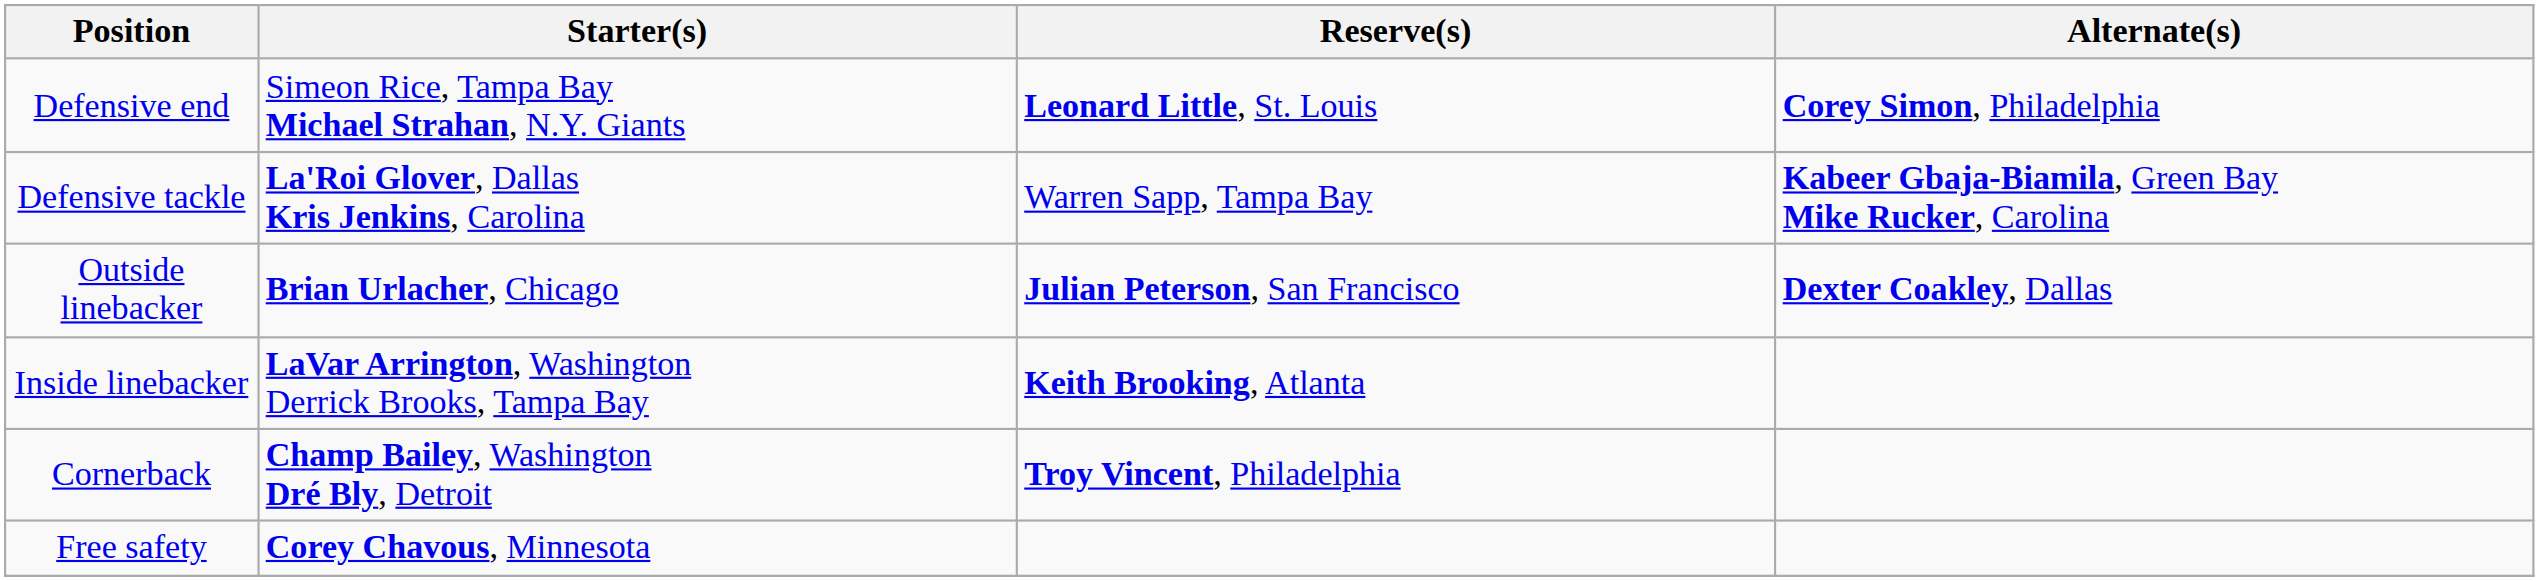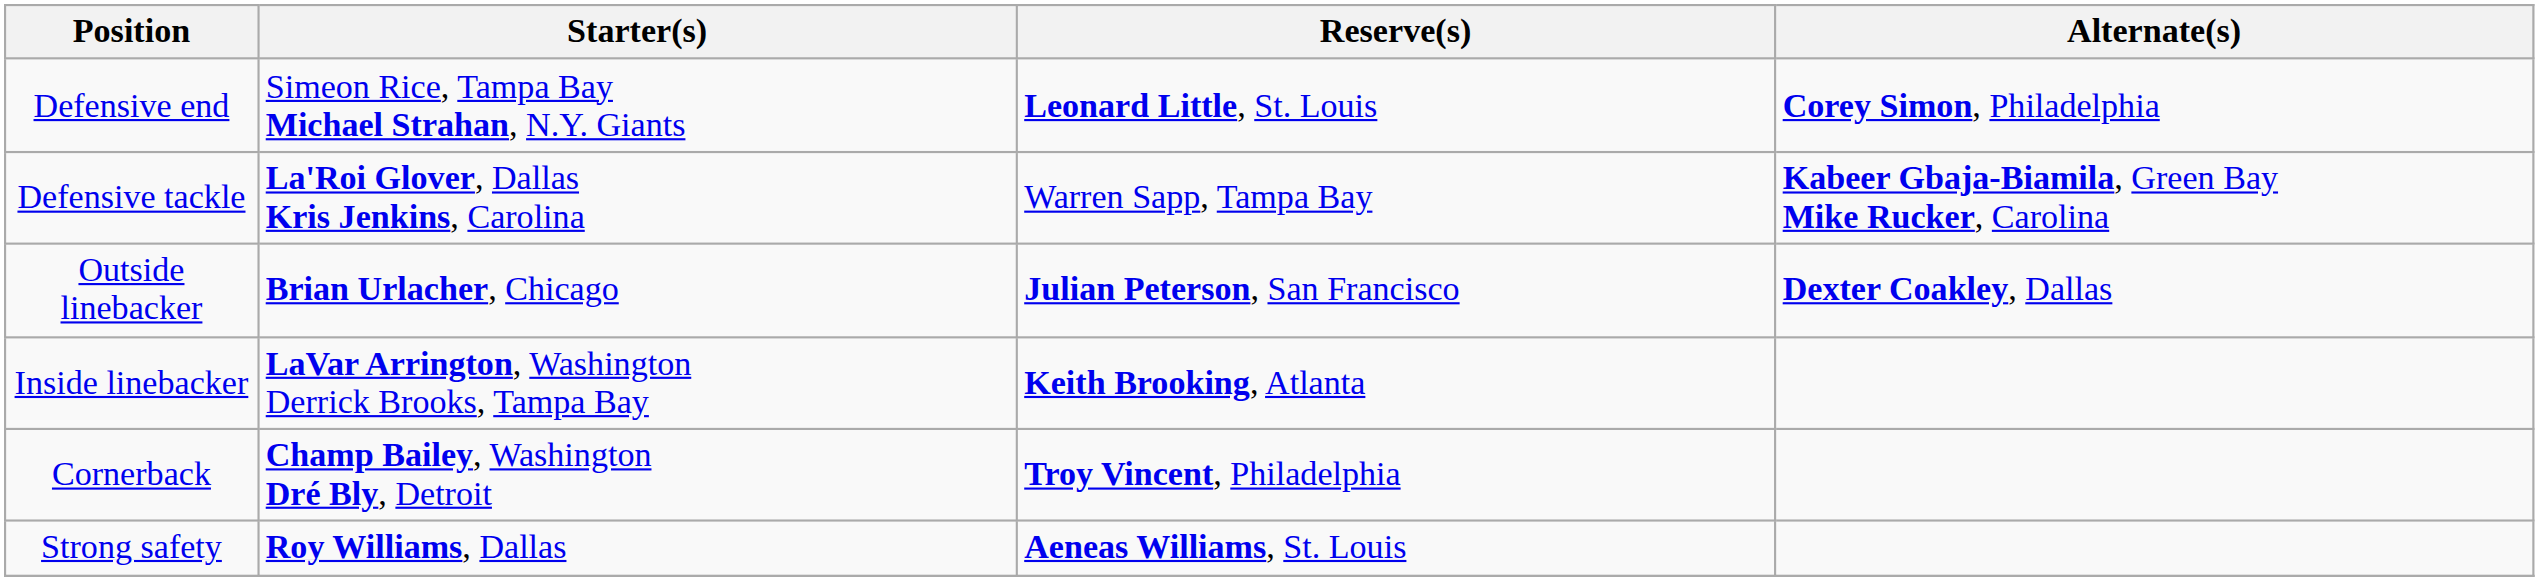- row: (131, 547)
+ row: (131, 547)
